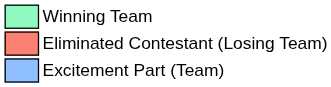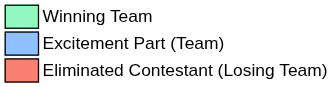rows swapped: (185, 44) <-> (133, 70)
